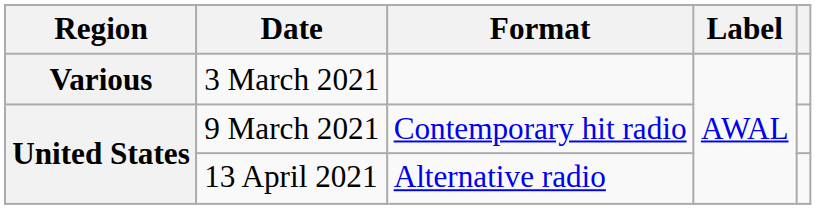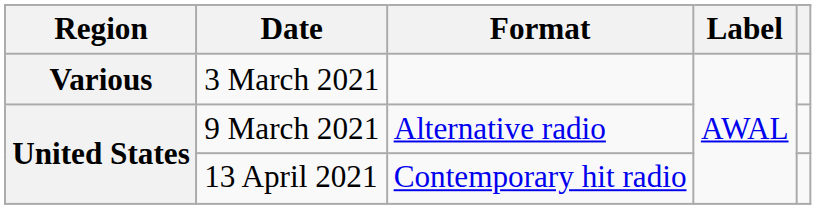(540, 128) Contemporary hit radio -> (500, 128) Alternative radio
(500, 177) Alternative radio -> (540, 177) Contemporary hit radio
